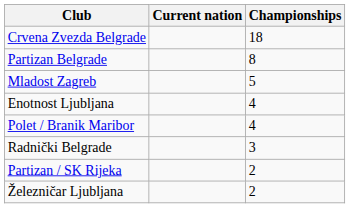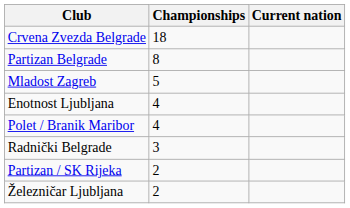columns swapped: (295, 15) <-> (197, 15)
